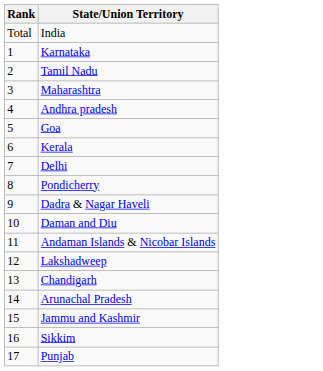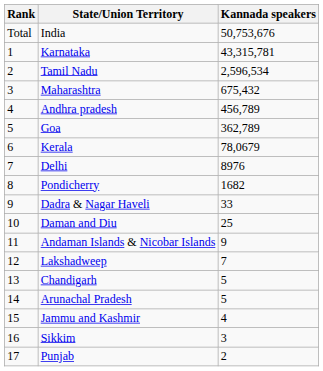+ column: (268, 14)
